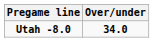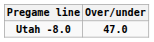(115, 29) 34.0 -> (115, 29) 47.0
